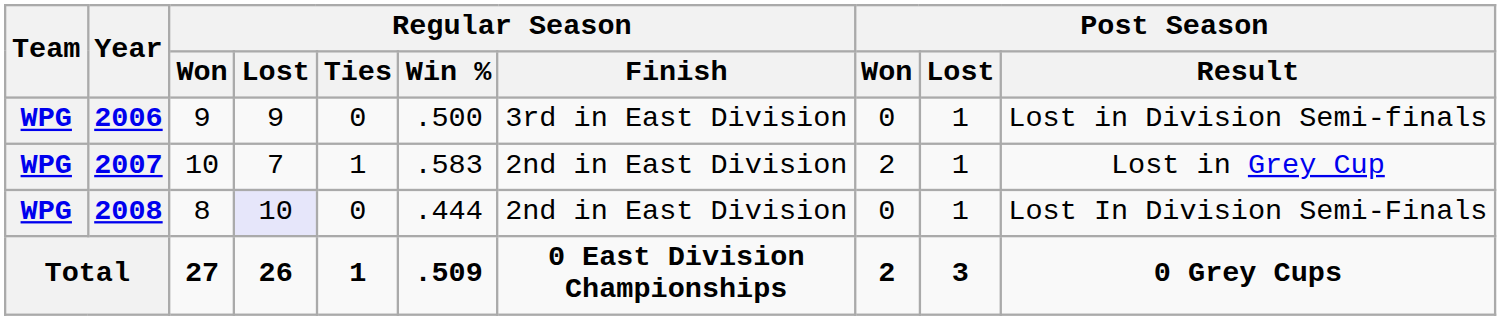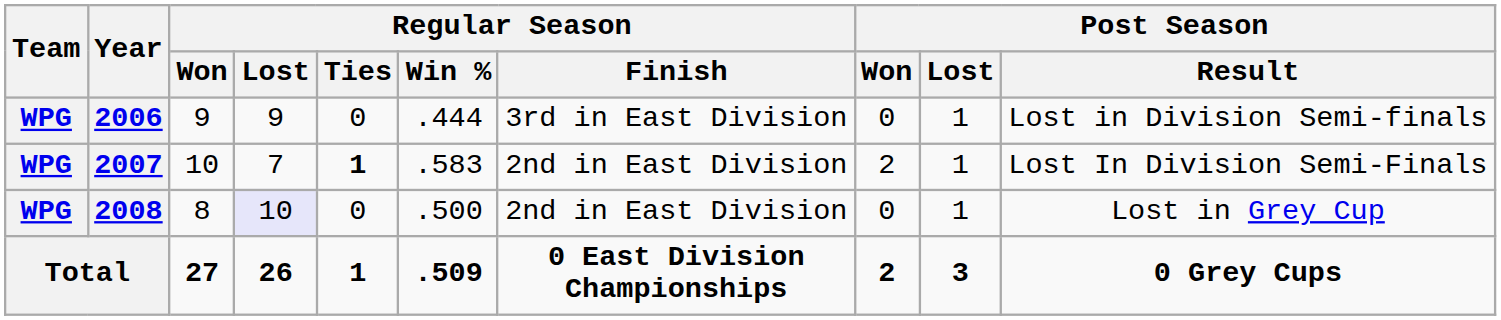(449, 121) .500 -> (449, 121) .444
(358, 167) normal -> (358, 167) bold
(1248, 167) Lost in Grey Cup -> (1248, 167) Lost In Division Semi-Finals
(449, 213) .444 -> (449, 213) .500
(1248, 213) Lost In Division Semi-Finals -> (1248, 213) Lost in Grey Cup
